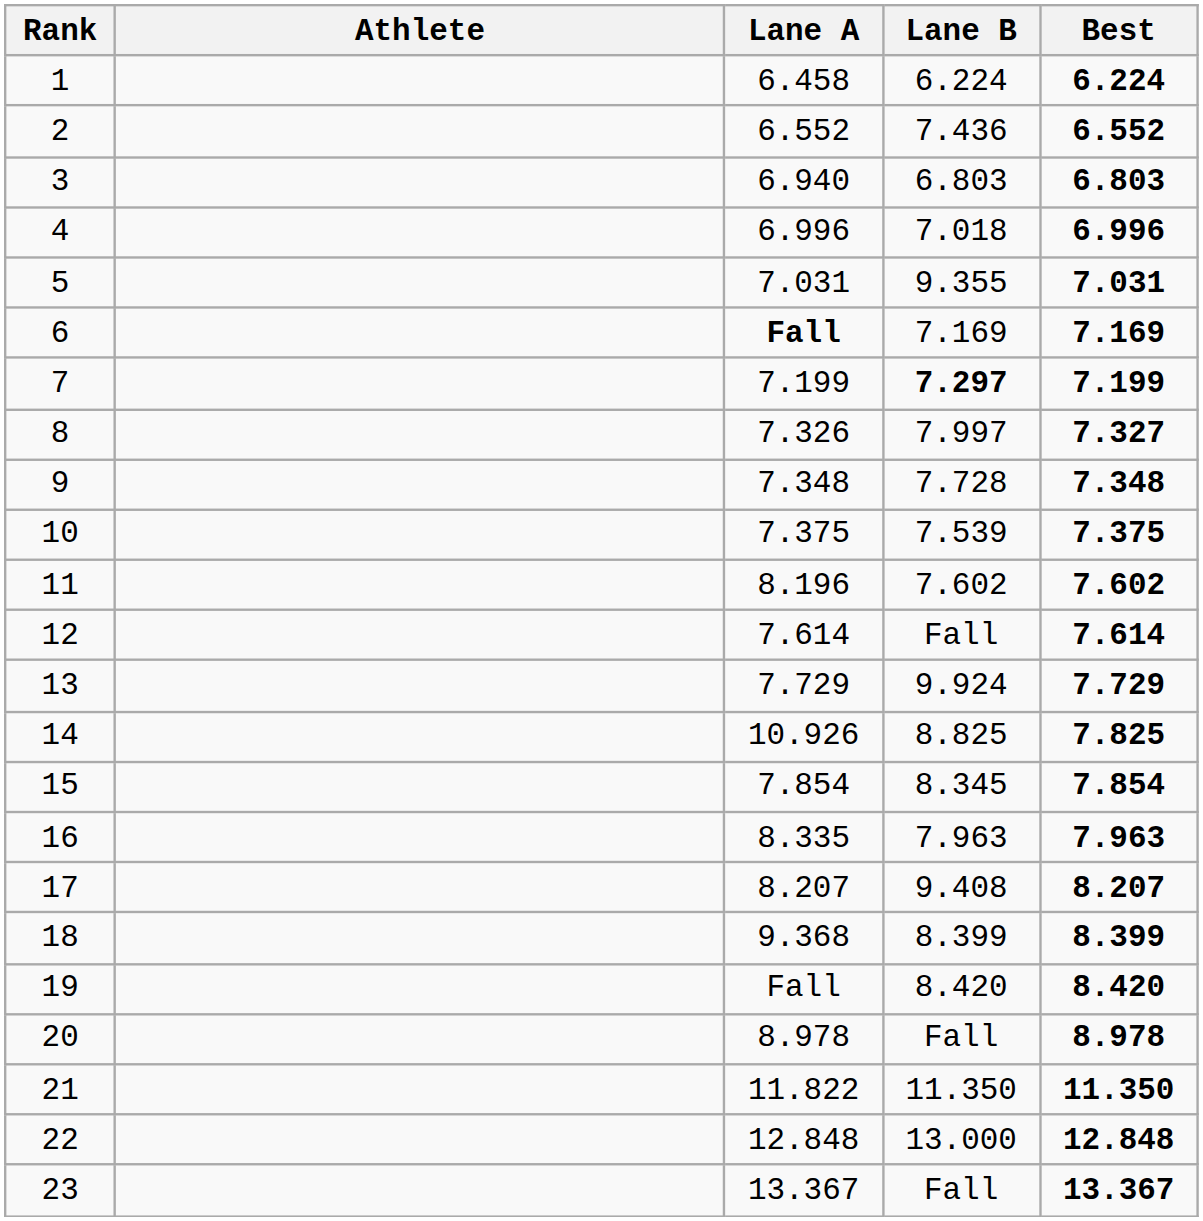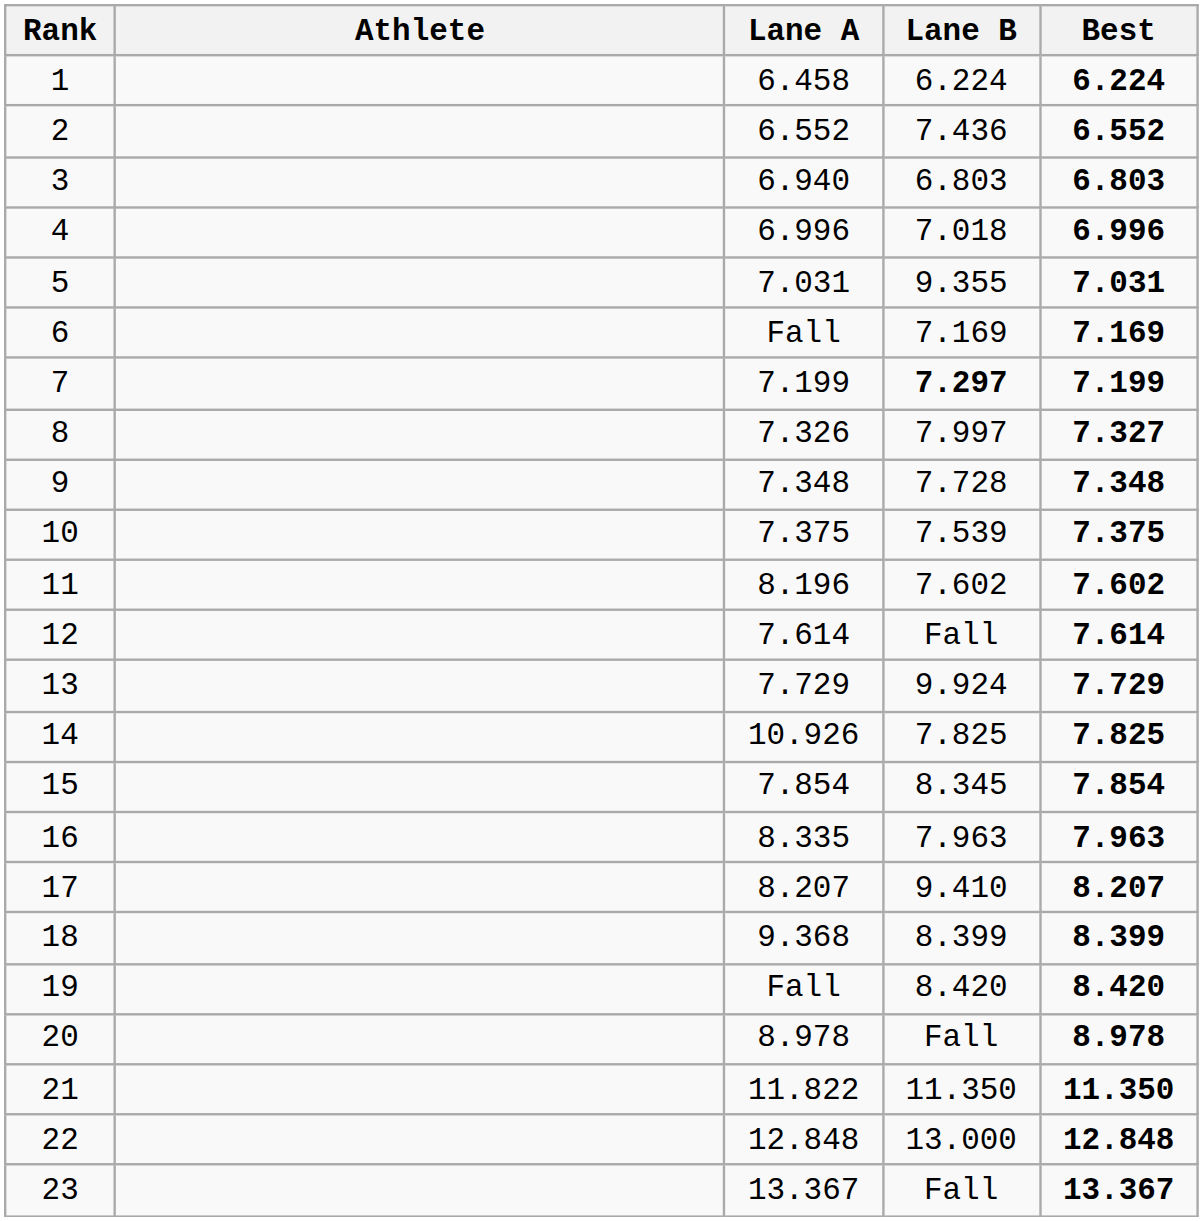(804, 333) bold -> (804, 333) normal
(961, 736) 8.825 -> (961, 736) 7.825
(961, 888) 9.408 -> (961, 888) 9.410
